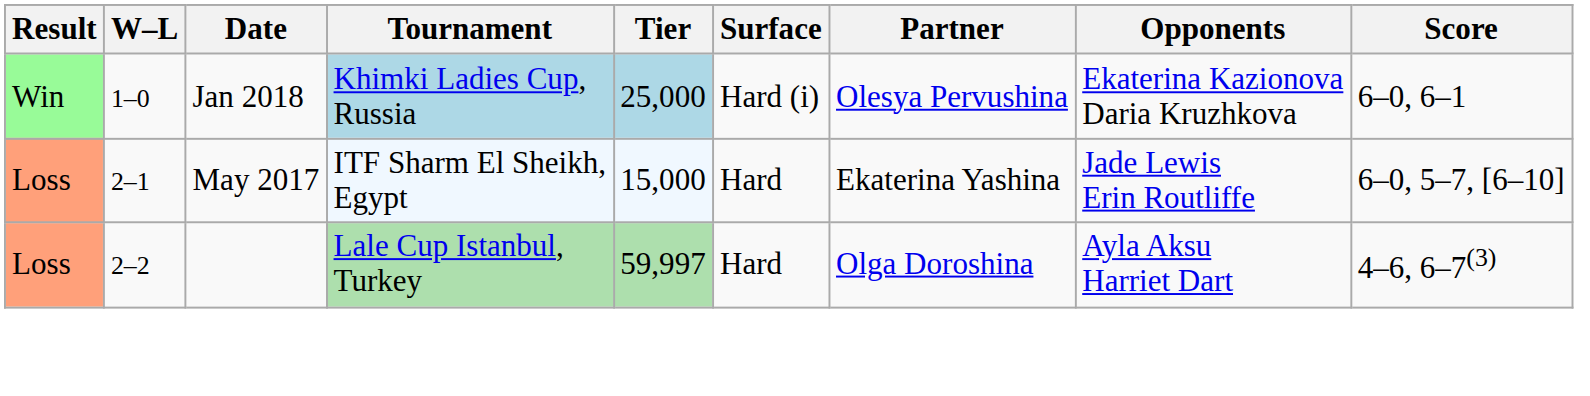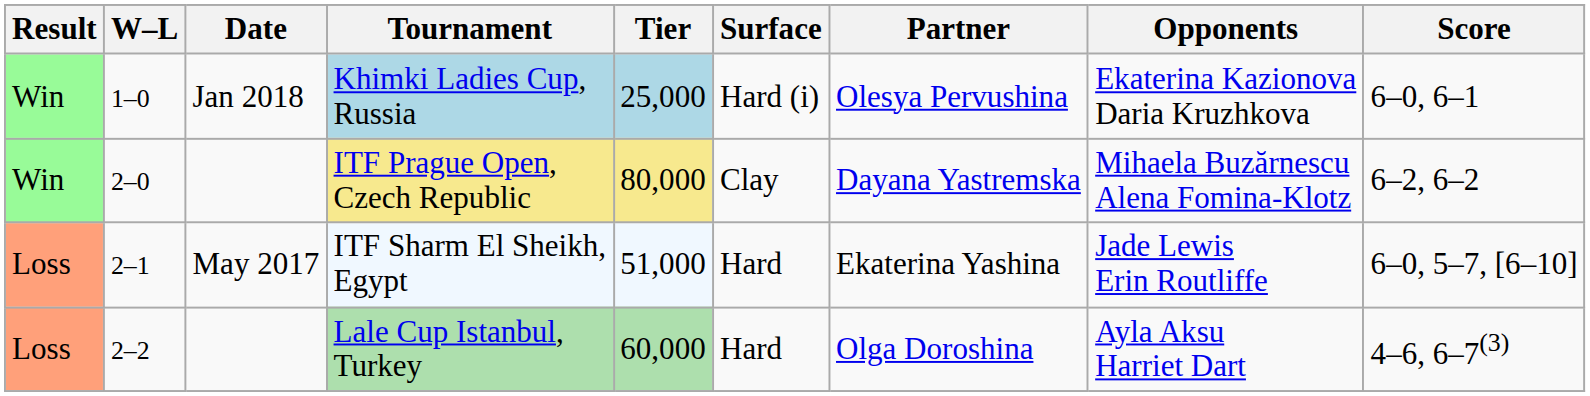+ row: (445, 179)
(663, 179) 15,000 -> (663, 264) 51,000
(663, 264) 59,997 -> (663, 348) 60,000
